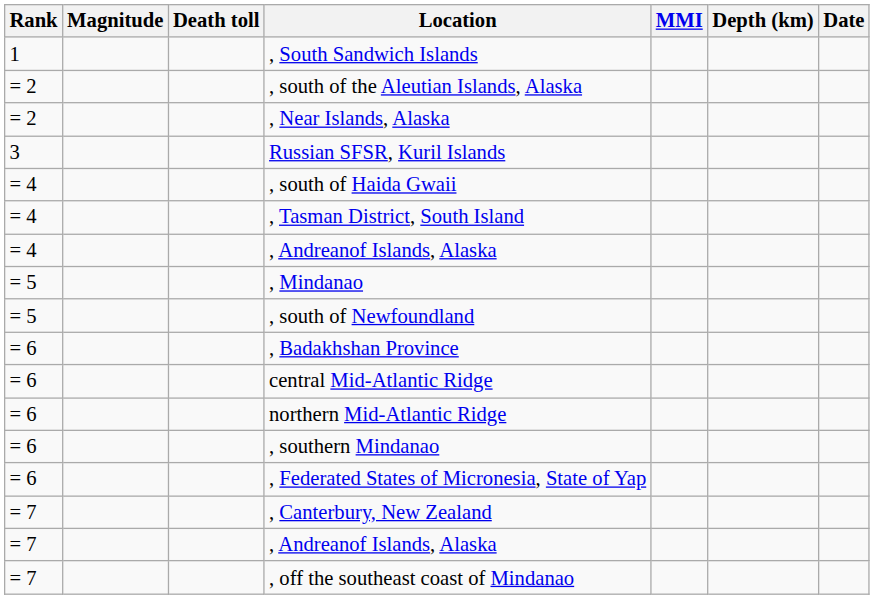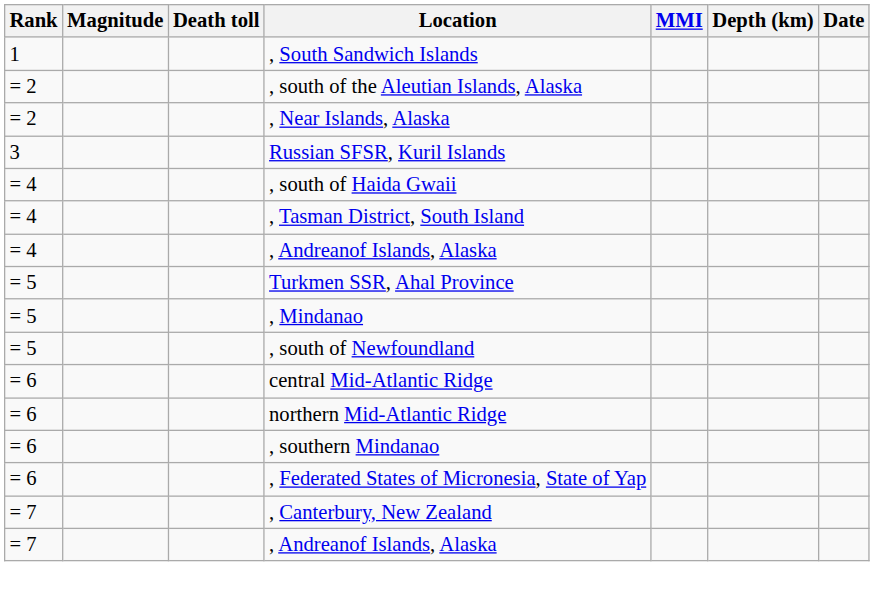+ row: (23, 282)
- row: (23, 348)
- row: (23, 577)
